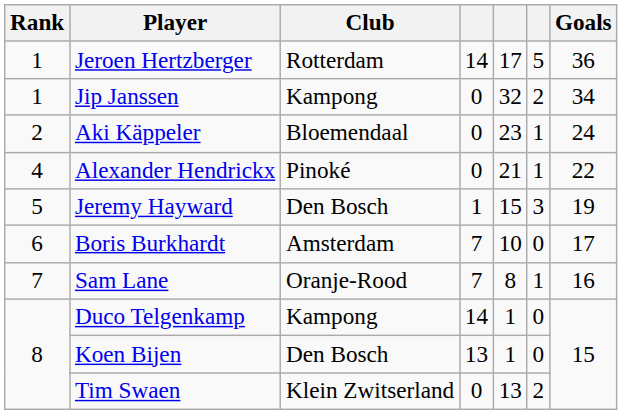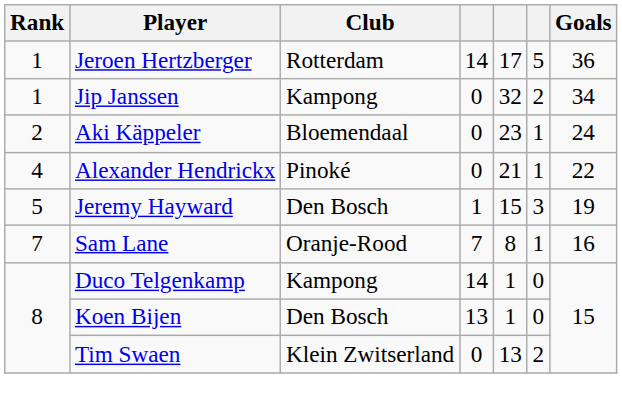- row: (150, 243)
